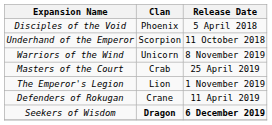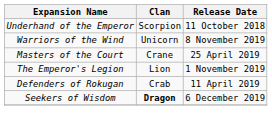- row: (70, 26)
(160, 69) Crab -> (160, 55) Crane
(160, 98) Crane -> (160, 84) Crab
(225, 112) bold -> (225, 98) normal
